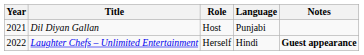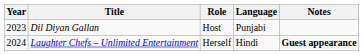(16, 27) 2021 -> (16, 27) 2023
(16, 43) 2022 -> (16, 43) 2024
